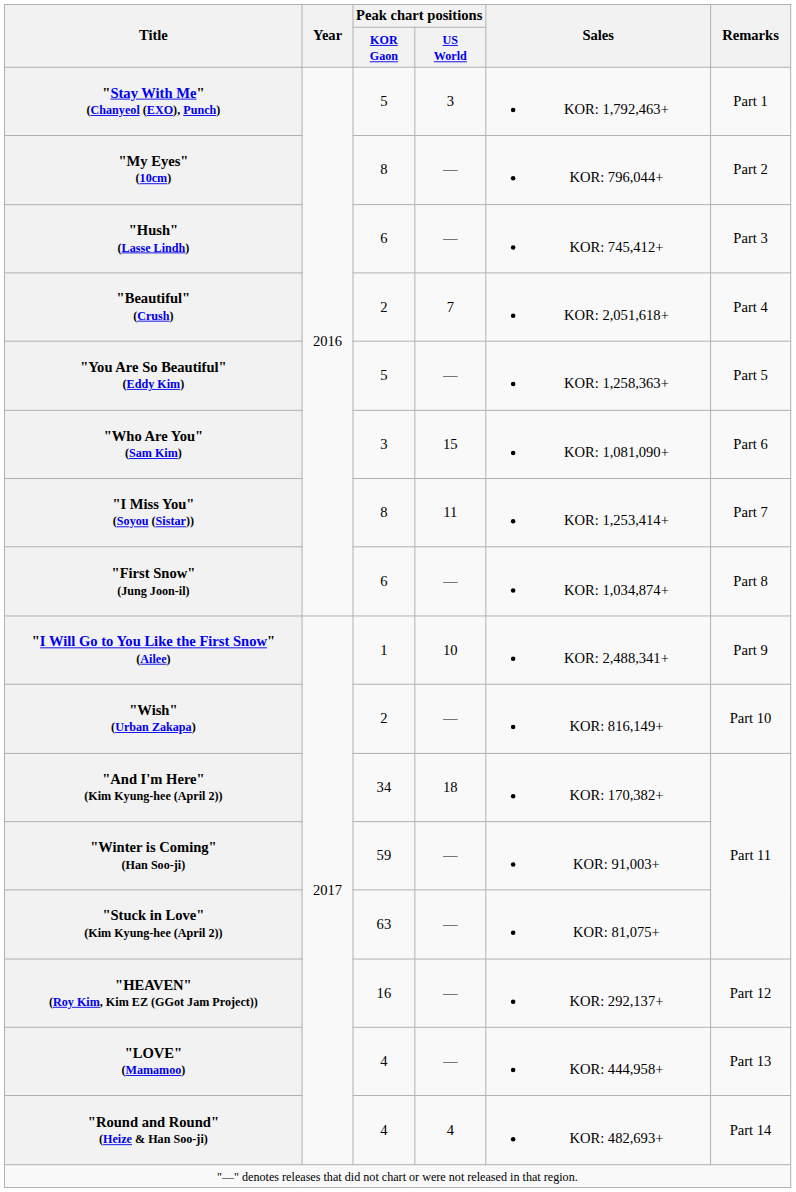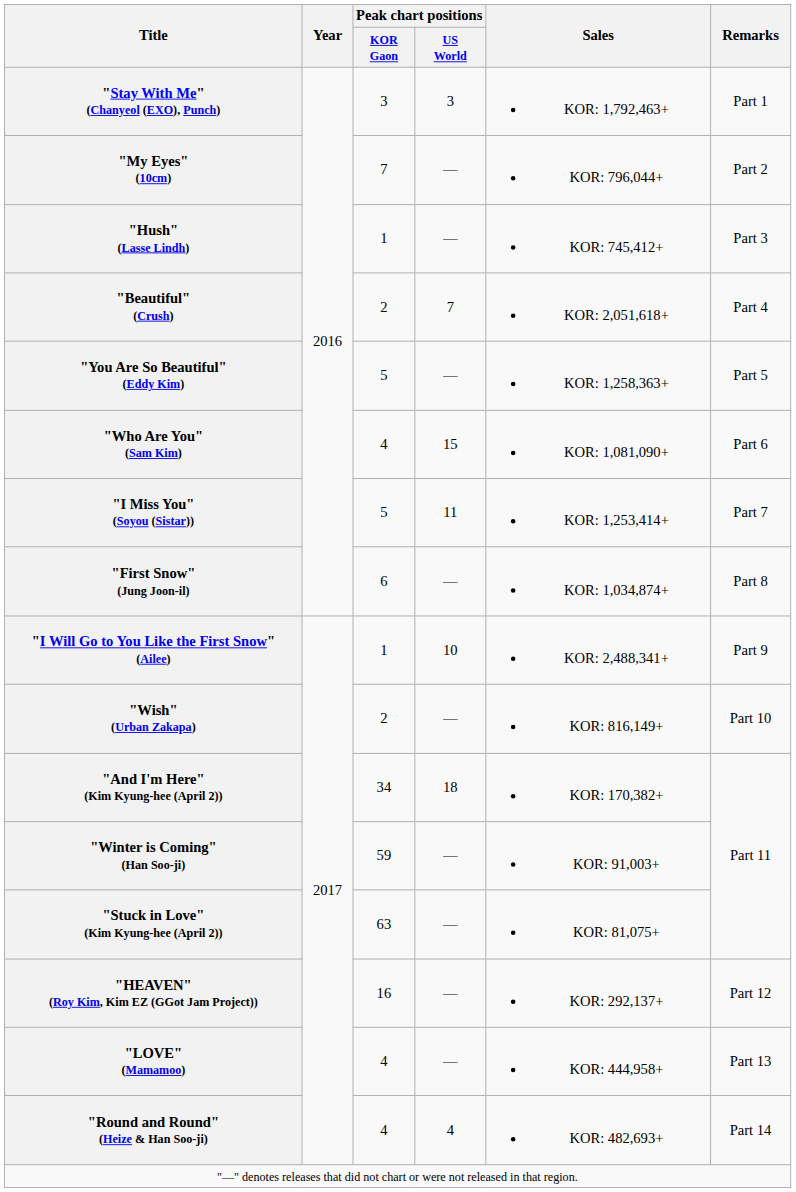(384, 101) 5 -> (384, 101) 3
(384, 169) 8 -> (384, 169) 7
(384, 238) 6 -> (384, 238) 1
(384, 444) 3 -> (384, 444) 4
(384, 512) 8 -> (384, 512) 5
